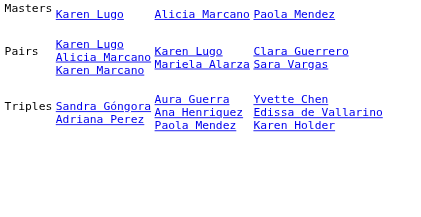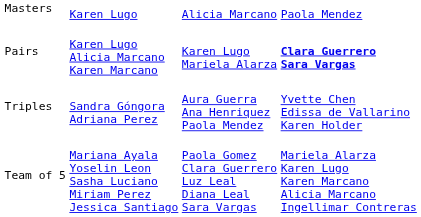(301, 57) normal -> (328, 57) bold
+ row: (35, 175)
